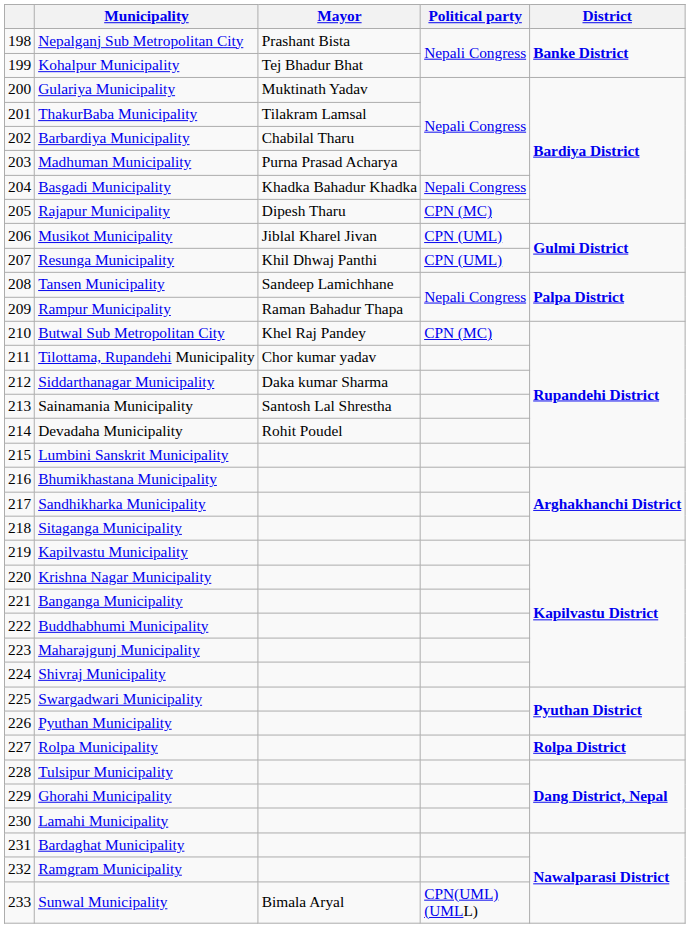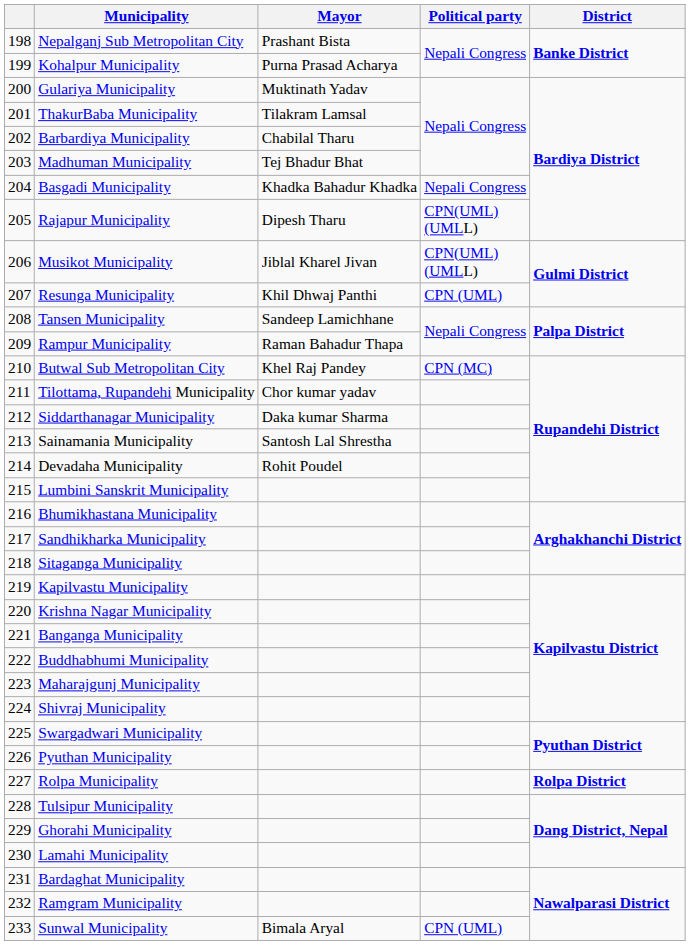(312, 65) Tej Bhadur Bhat -> (330, 65) Purna Prasad Acharya
(330, 162) Purna Prasad Acharya -> (312, 162) Tej Bhadur Bhat
(458, 211) CPN (MC) -> (461, 220) CPN(UML) (UMLL)
(463, 235) CPN (UML) -> (461, 261) CPN(UML) (UMLL)
(461, 902) CPN(UML) (UMLL) -> (463, 928) CPN (UML)
